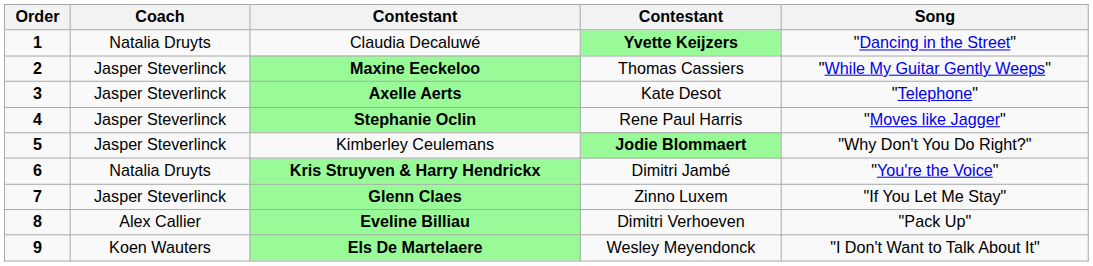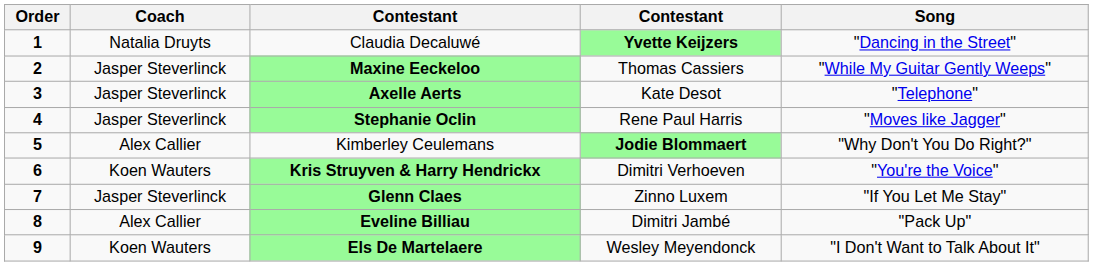(160, 145) Jasper Steverlinck -> (160, 145) Alex Callier
(160, 171) Natalia Druyts -> (160, 171) Koen Wauters
(681, 171) Dimitri Jambé -> (681, 171) Dimitri Verhoeven
(681, 222) Dimitri Verhoeven -> (681, 222) Dimitri Jambé
